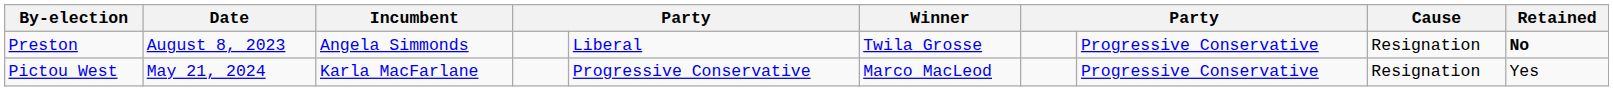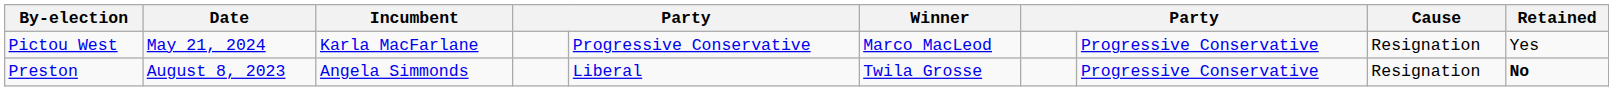rows swapped: (63, 72) <-> (43, 45)
